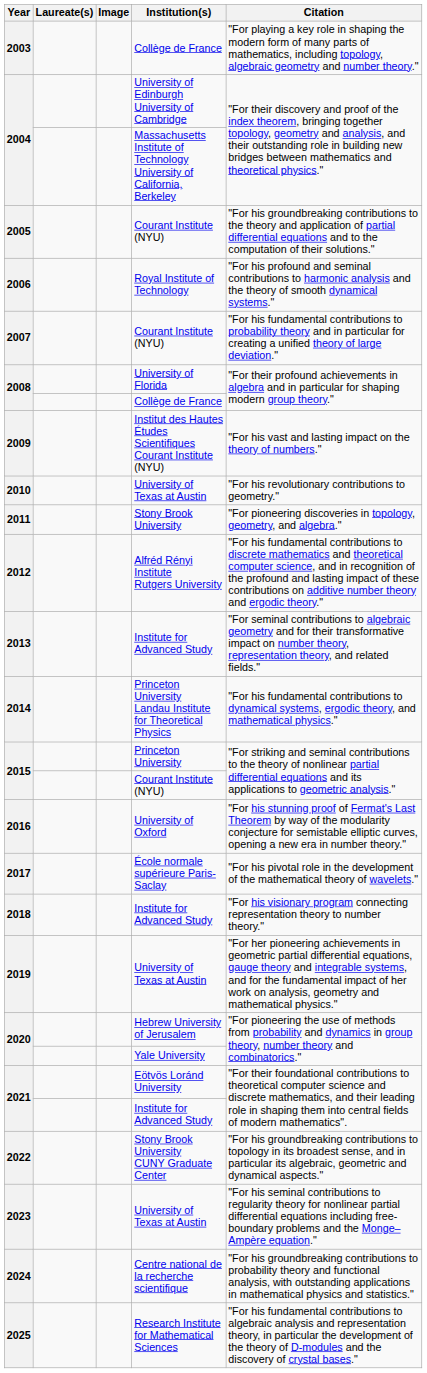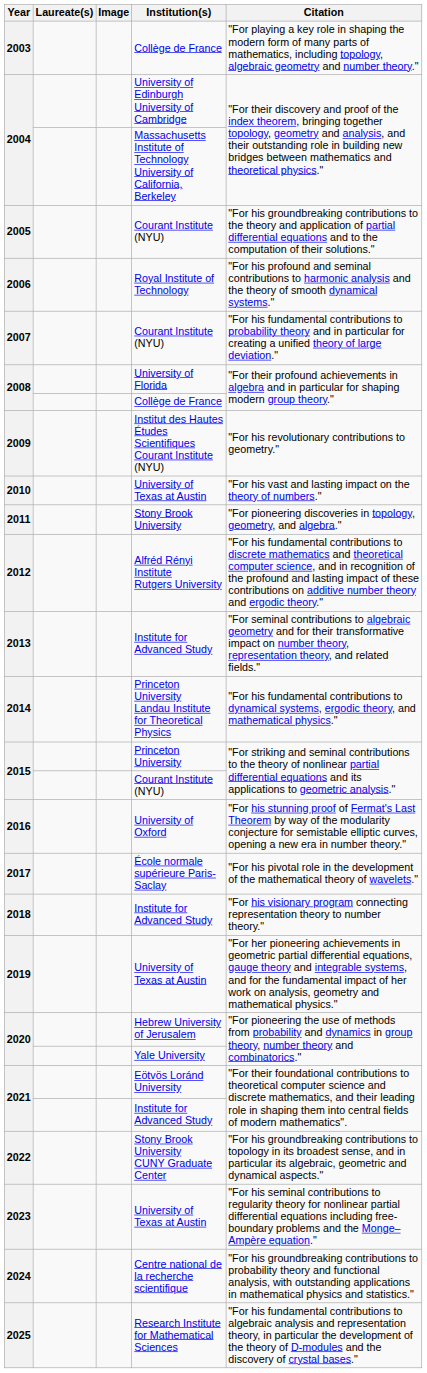(319, 443) "For his vast and lasting impact on the theory of numbers." -> (317, 443) "For his revolutionary contributions to geometry."
(317, 490) "For his revolutionary contributions to geometry." -> (319, 490) "For his vast and lasting impact on the theory of numbers."
